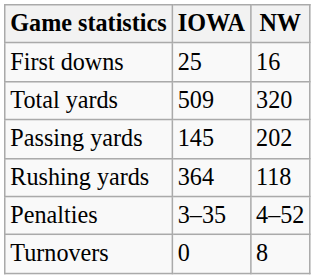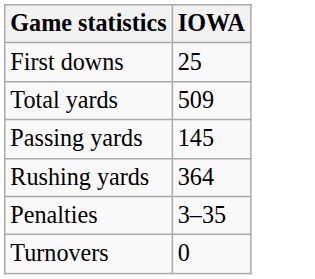- column: (280, 23)
